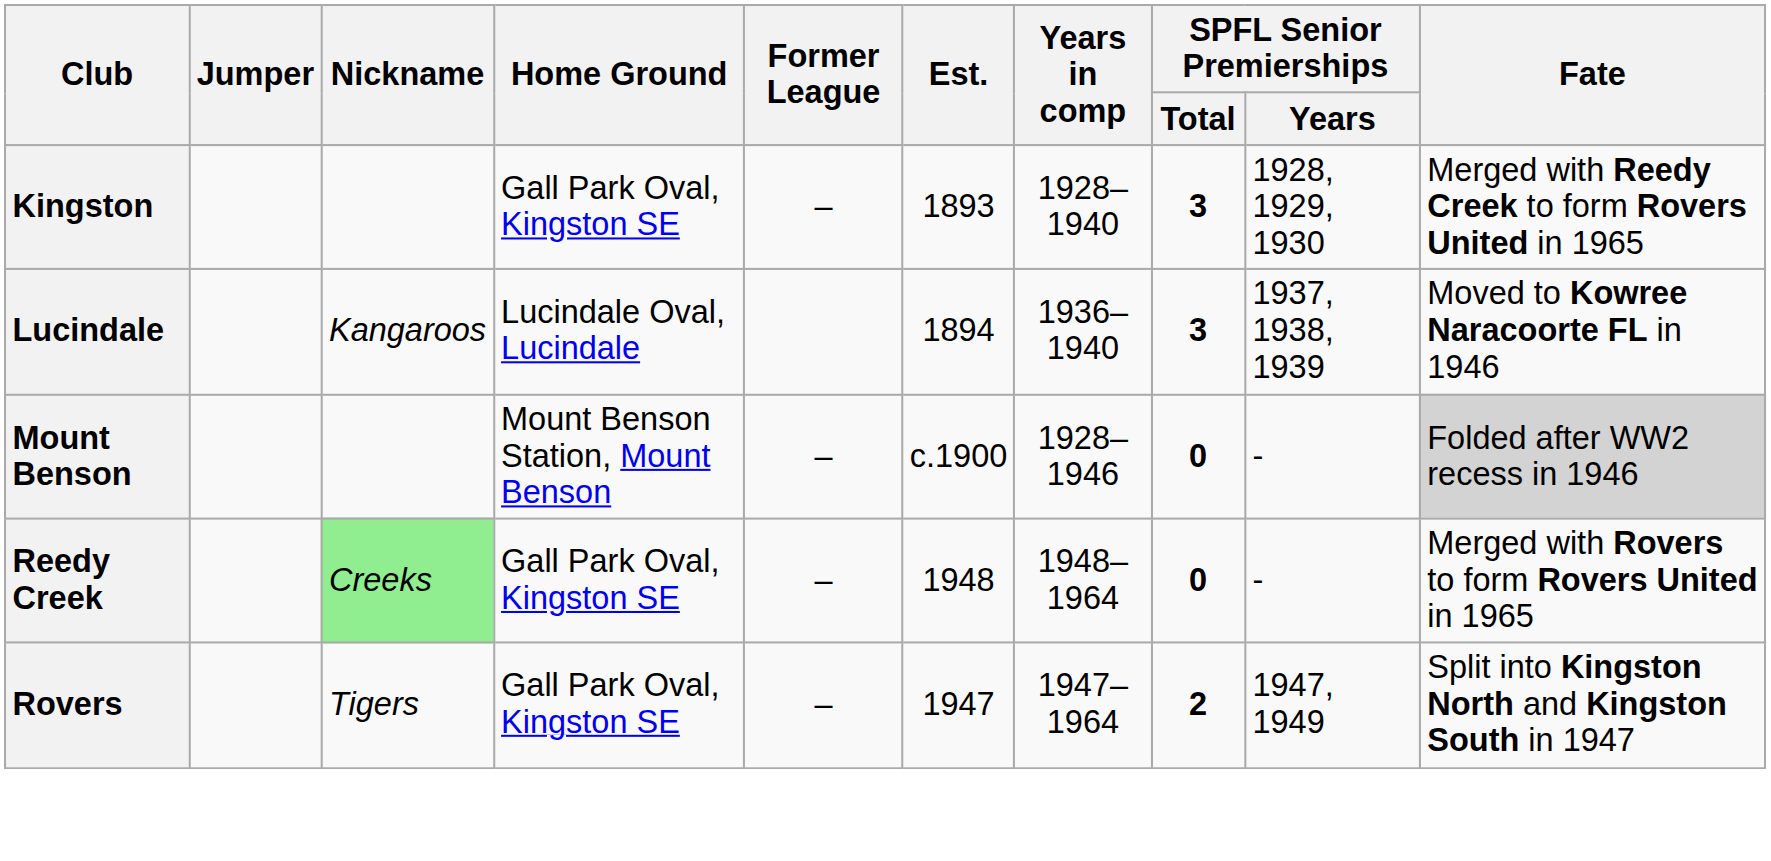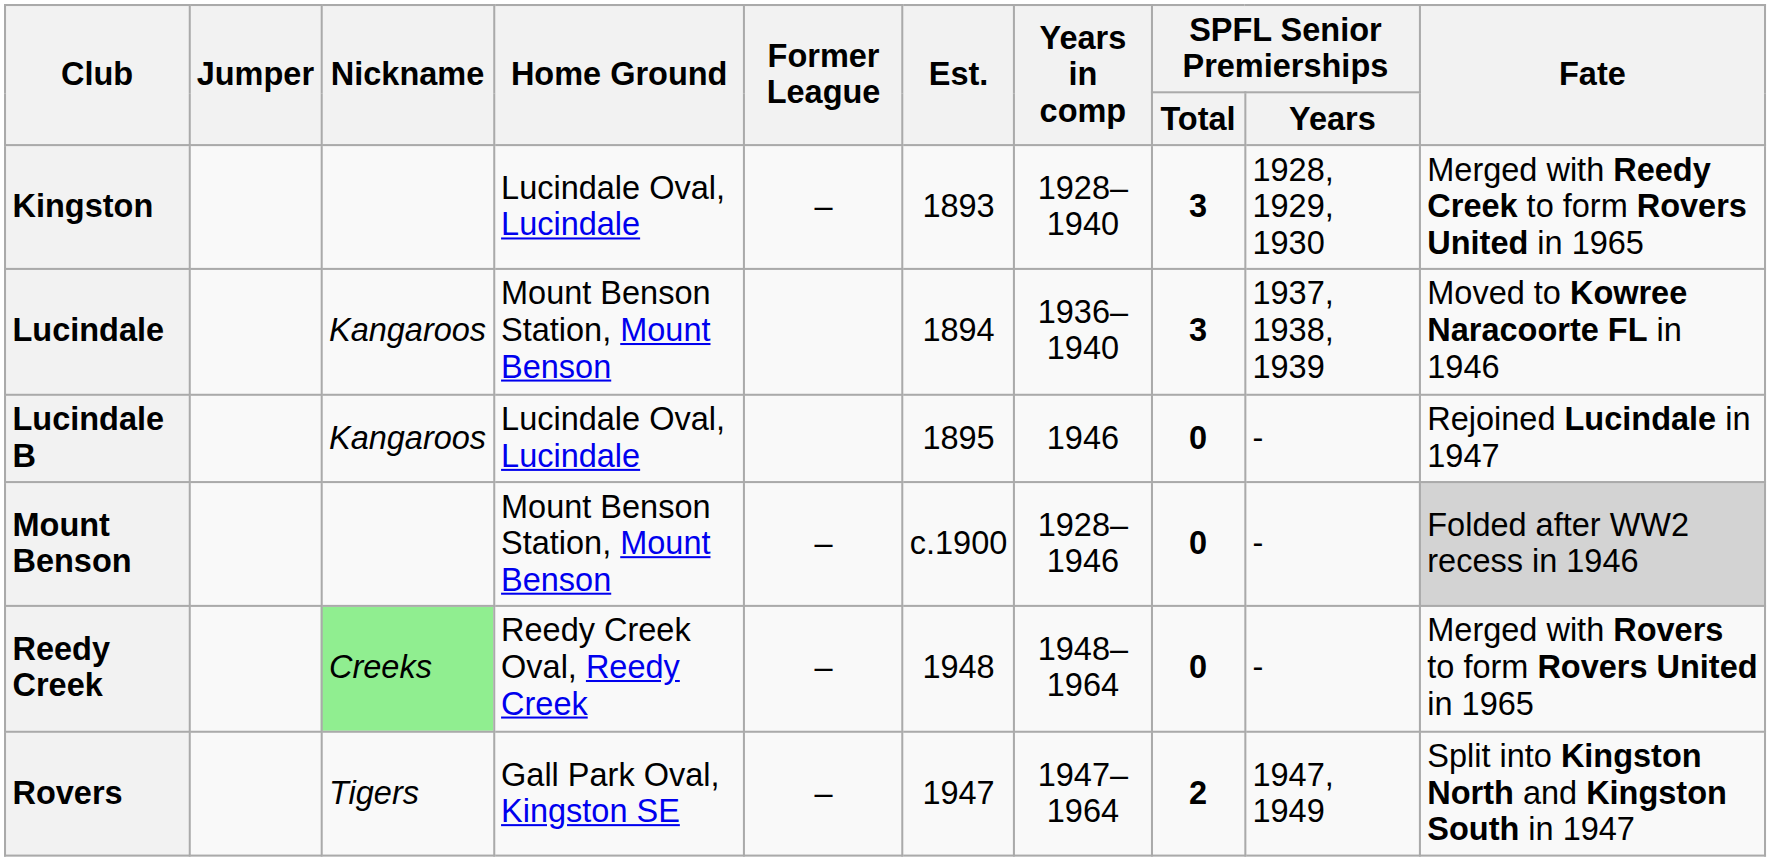(610, 206) Gall Park Oval, Kingston SE -> (613, 206) Lucindale Oval, Lucindale
(613, 330) Lucindale Oval, Lucindale -> (606, 330) Mount Benson Station, Mount Benson
+ row: (88, 437)
(610, 580) Gall Park Oval, Kingston SE -> (596, 668) Reedy Creek Oval, Reedy Creek
